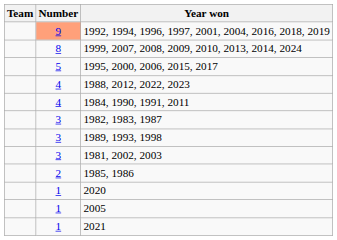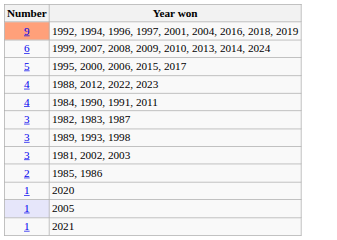- column: (20, 13)
(58, 48) 8 -> (27, 48) 6
(58, 208) no background -> (27, 208) lavender background
